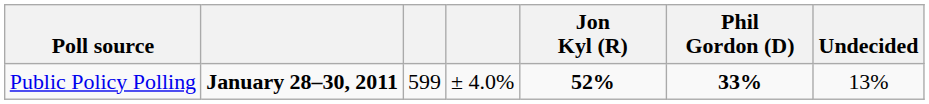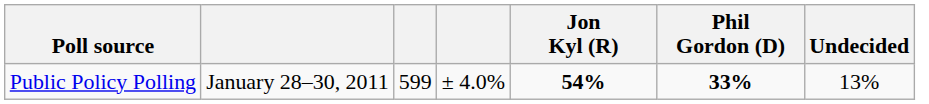(302, 81) bold -> (297, 81) normal
(593, 81) 52% -> (583, 81) 54%
